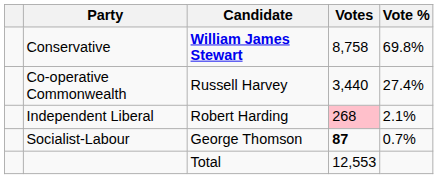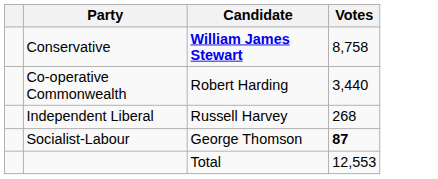- column: (406, 15)
(239, 85) Russell Harvey -> (239, 85) Robert Harding
(239, 116) Robert Harding -> (239, 116) Russell Harvey
(344, 116) pink background -> (344, 116) no background
